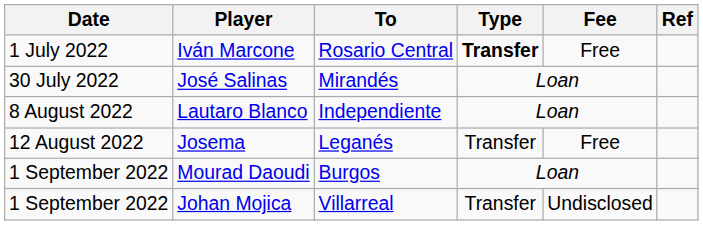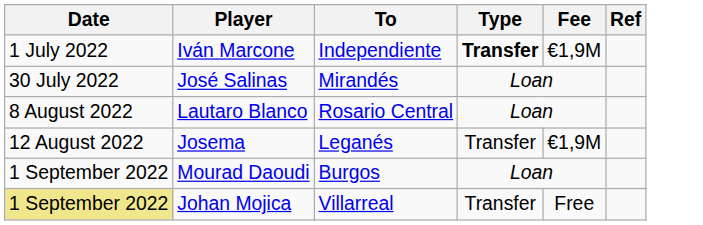(386, 50) Rosario Central -> (380, 50) Independiente
(600, 50) Free -> (574, 50) €1,9M
(380, 111) Independiente -> (386, 111) Rosario Central
(600, 142) Free -> (574, 142) €1,9M
(89, 204) no background -> (89, 204) khaki background
(600, 204) Undisclosed -> (574, 204) Free
